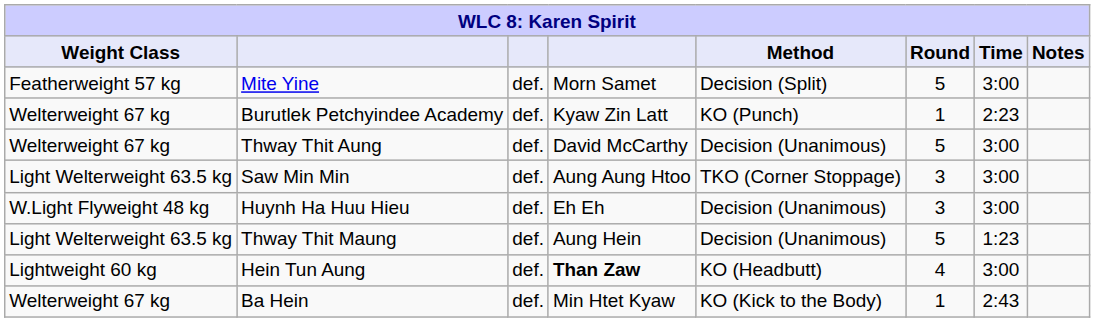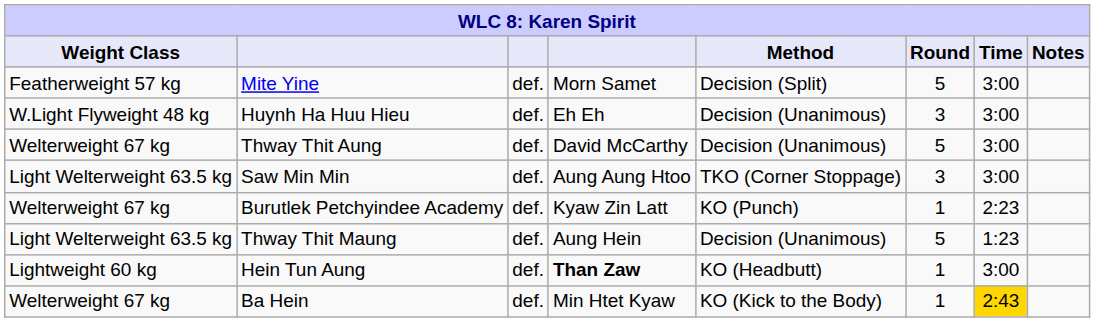rows swapped: (372, 114) <-> (325, 207)
(940, 270) 4 -> (940, 270) 1
(1001, 301) no background -> (1001, 301) gold background
